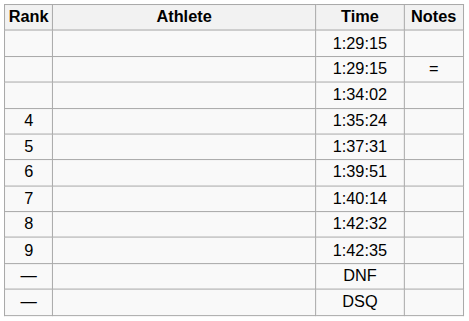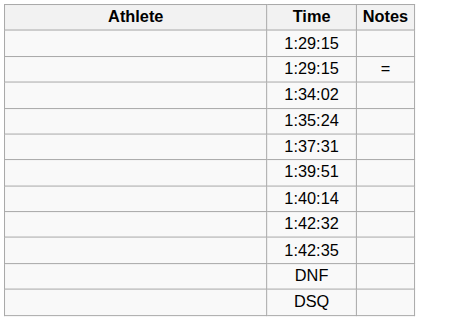- column: (29, 17)
